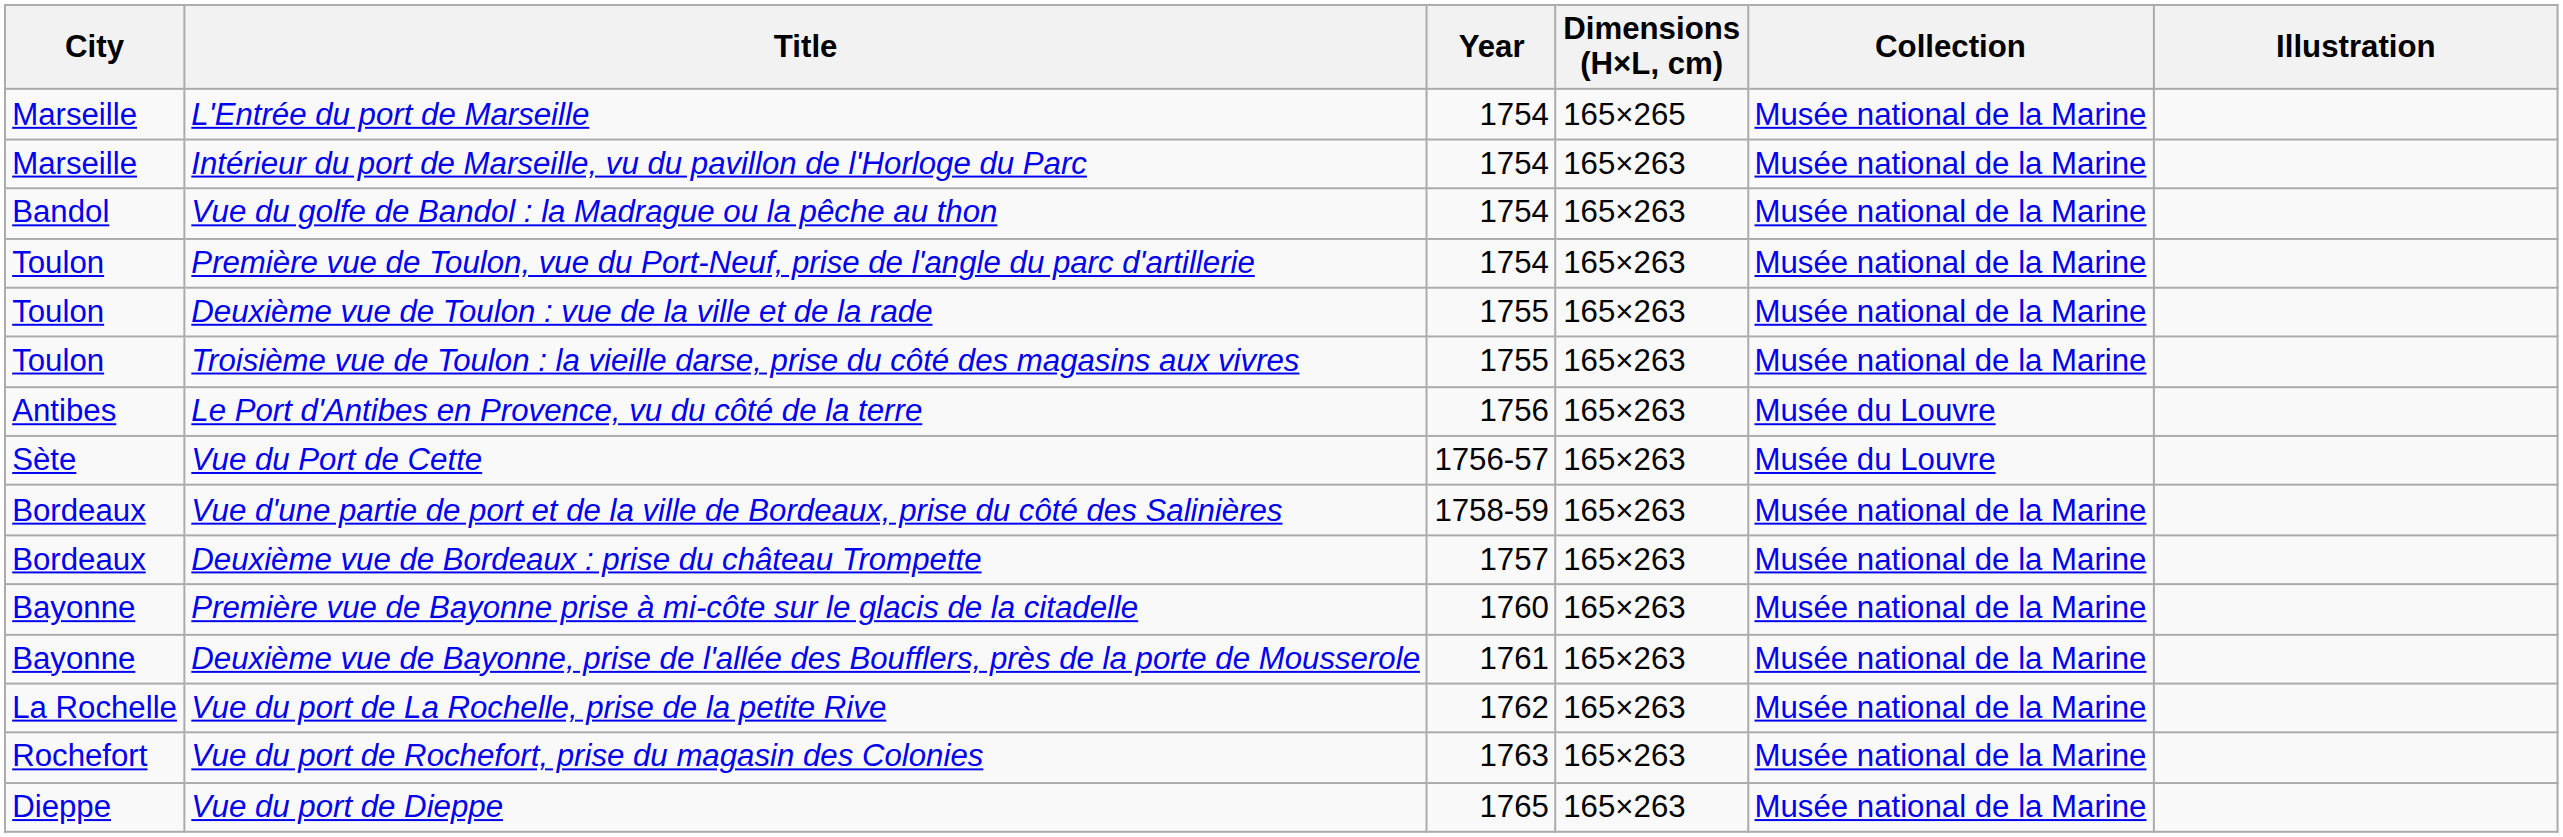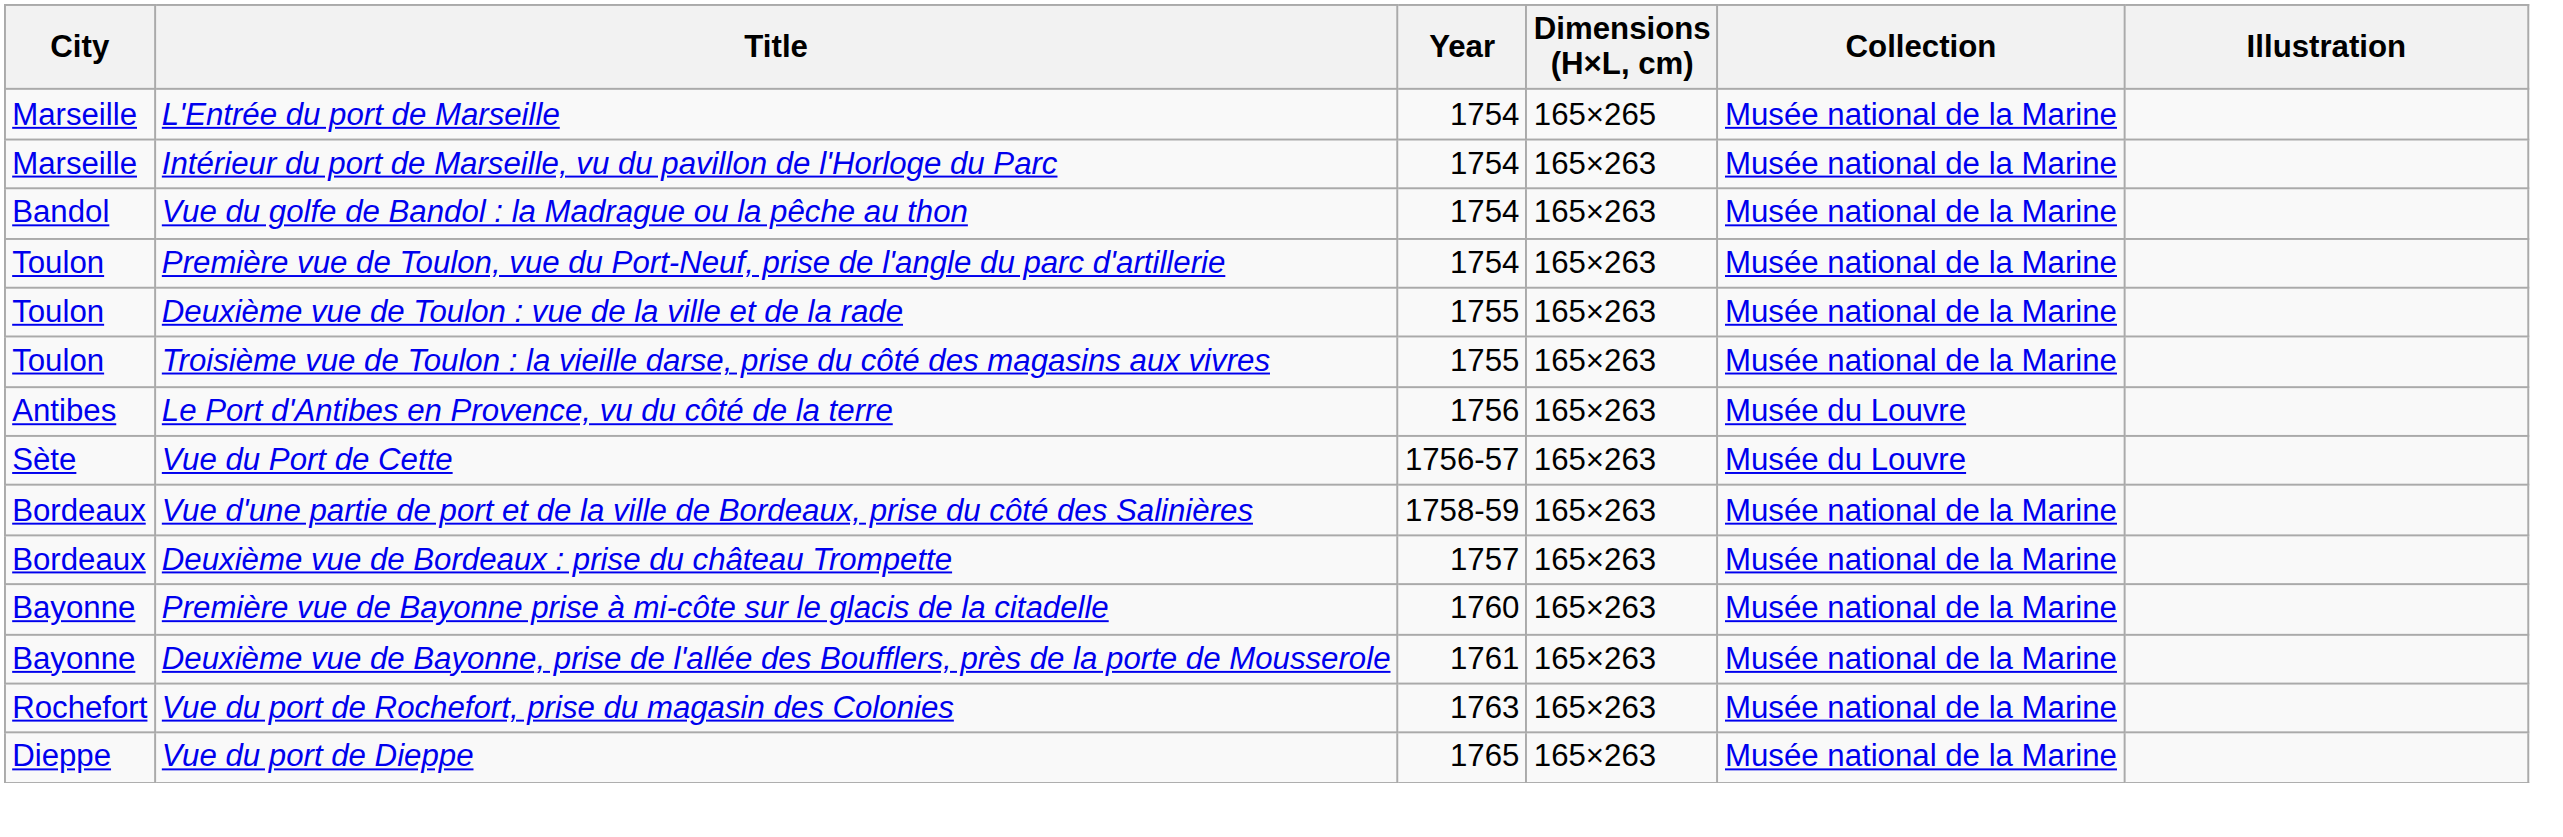- row: (539, 707)
